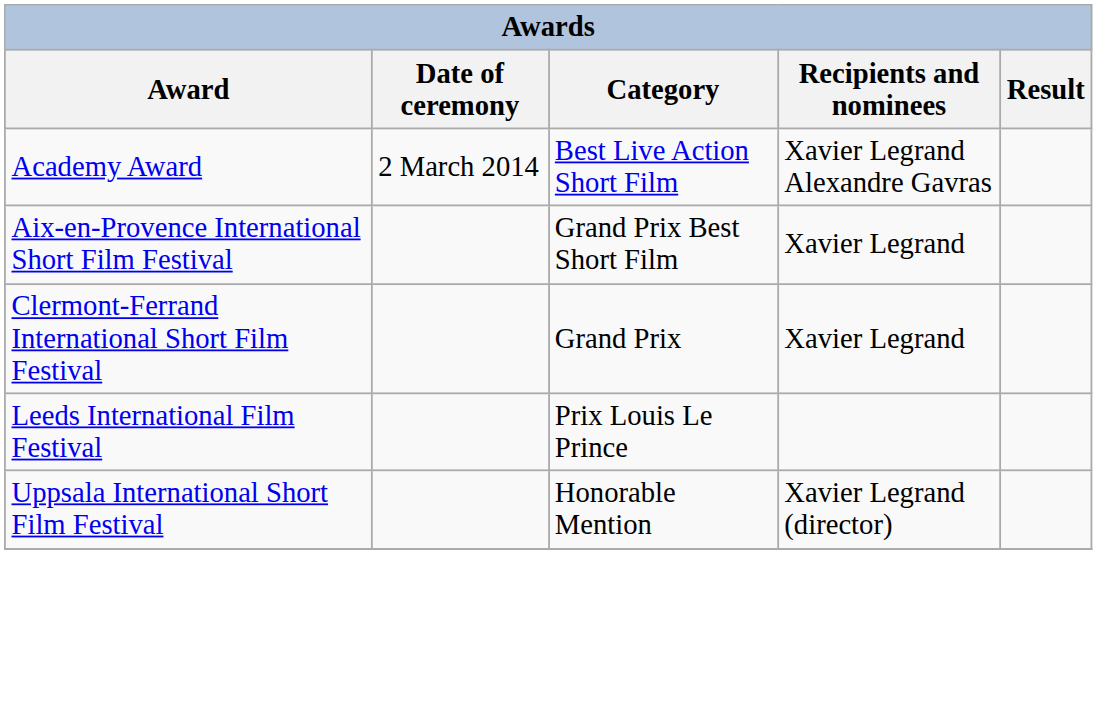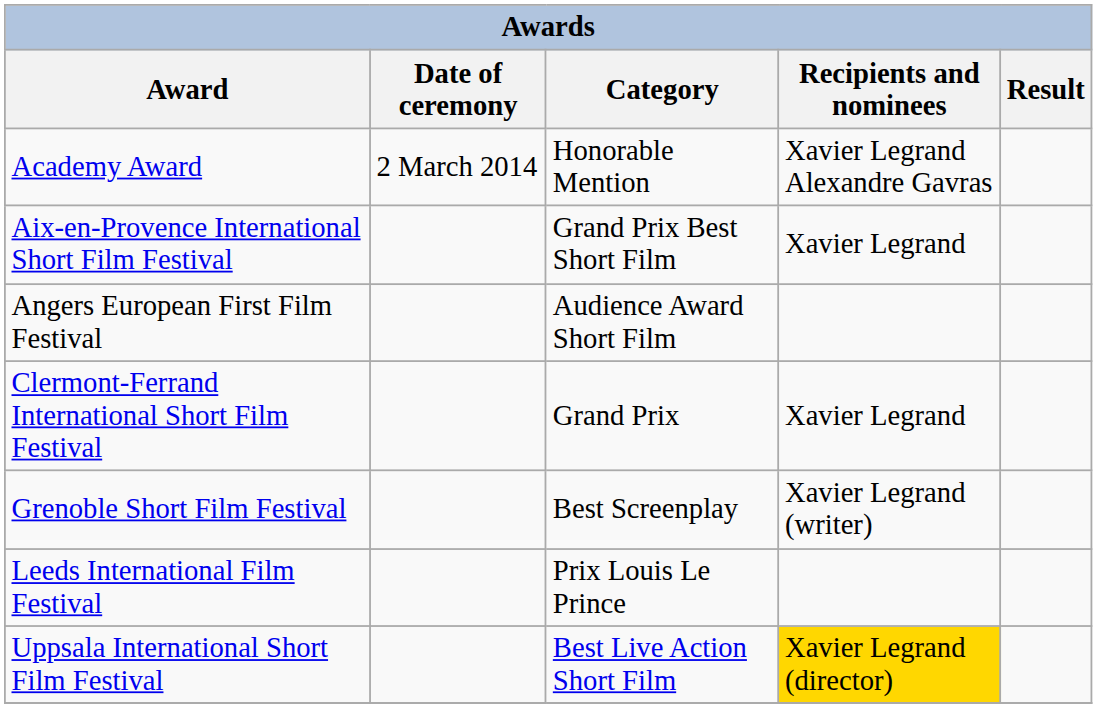(652, 166) Best Live Action Short Film -> (613, 166) Honorable Mention
+ row: (172, 321)
+ row: (179, 509)
(615, 509) Honorable Mention -> (650, 664) Best Live Action Short Film
(875, 509) no background -> (875, 664) gold background
